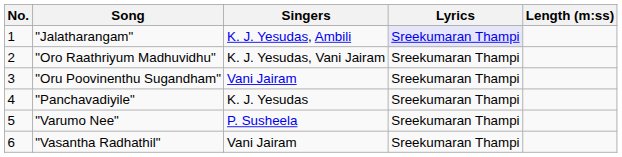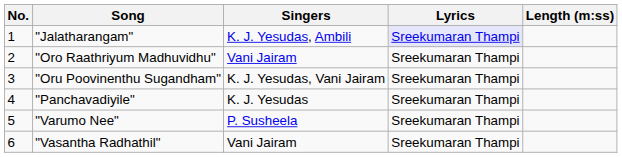(306, 58) K. J. Yesudas, Vani Jairam -> (262, 58) Vani Jairam
(262, 79) Vani Jairam -> (306, 79) K. J. Yesudas, Vani Jairam
